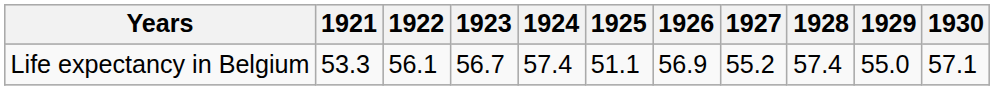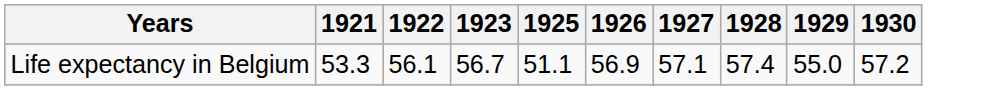- column: (551, 24)
(750, 64) 55.2 -> (683, 64) 57.1
(953, 64) 57.1 -> (885, 64) 57.2
